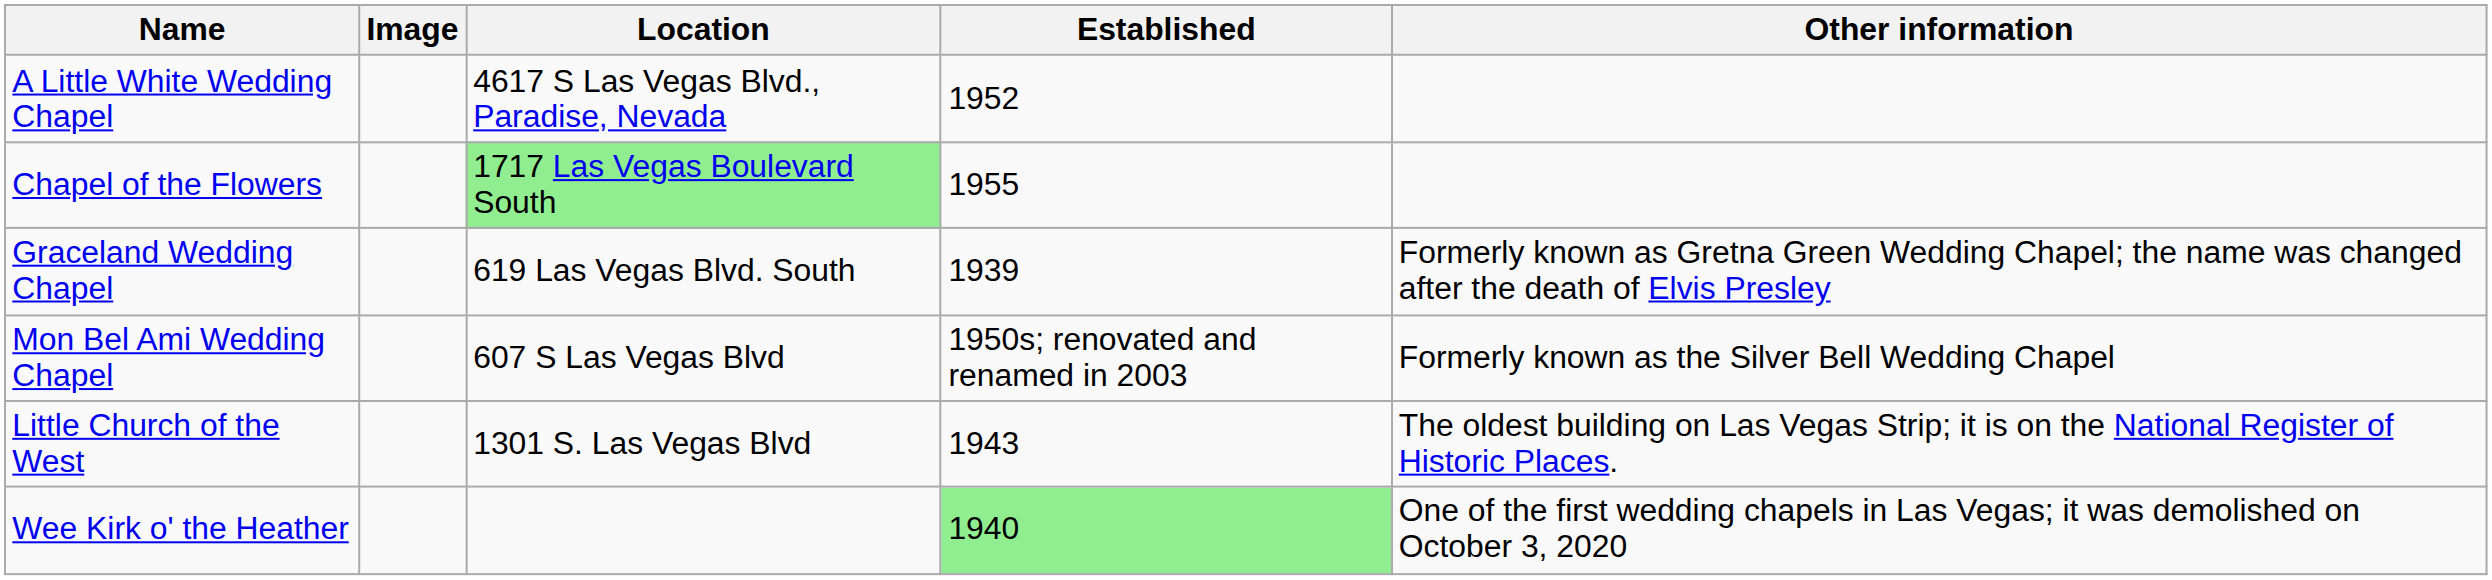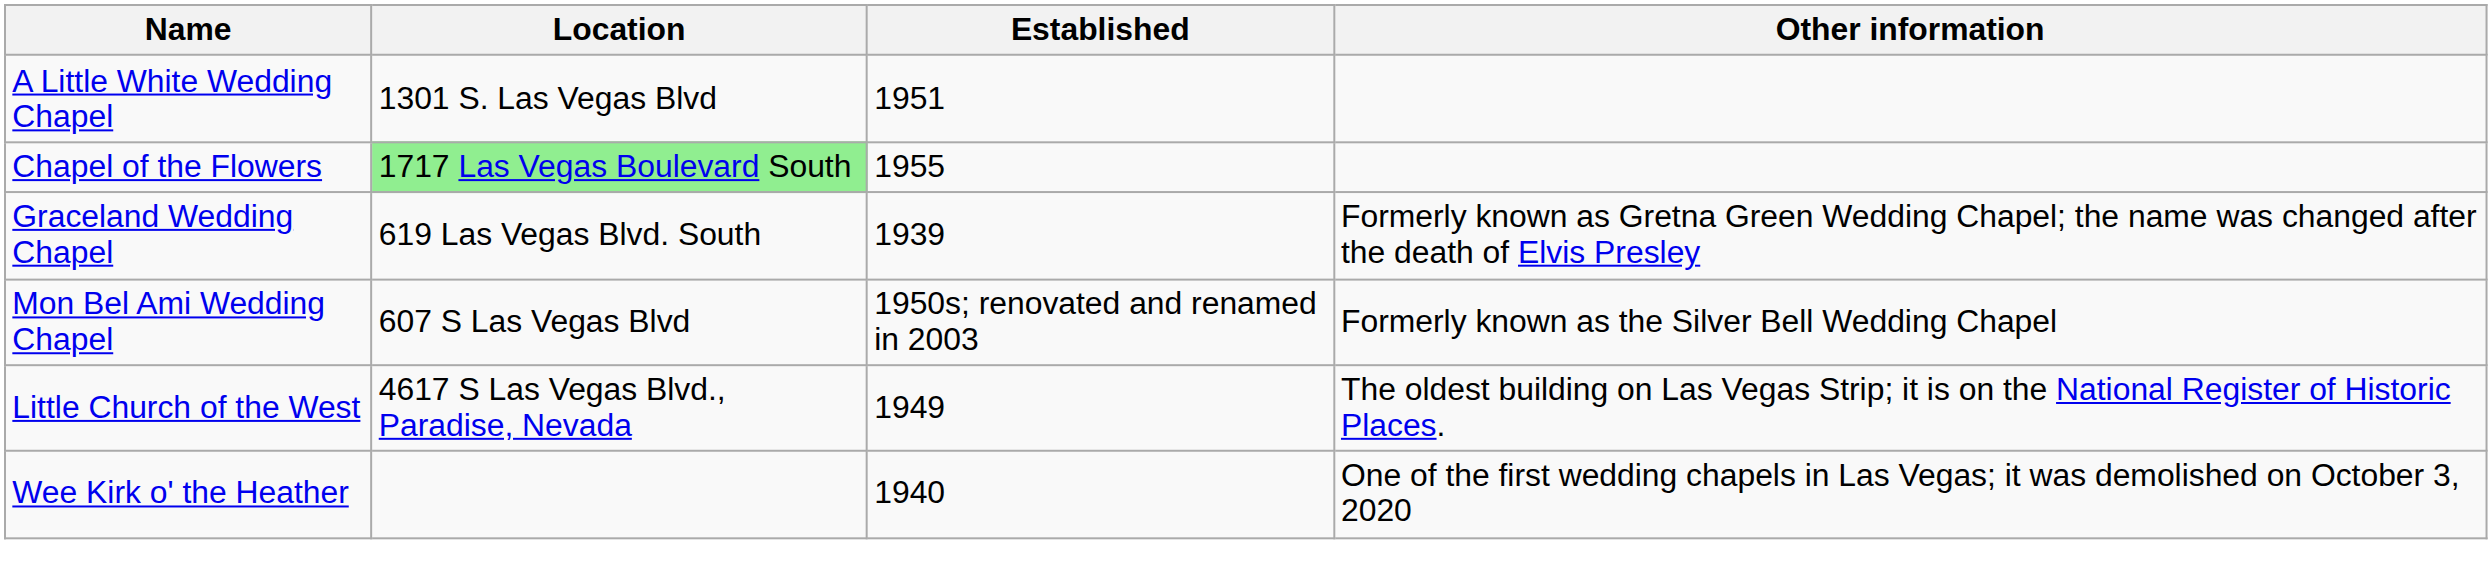- column: (412, 29)
(647, 98) 4617 S Las Vegas Blvd., Paradise, Nevada -> (548, 98) 1301 S. Las Vegas Blvd
(984, 98) 1952 -> (910, 98) 1951
(642, 443) 1301 S. Las Vegas Blvd -> (552, 407) 4617 S Las Vegas Blvd., Paradise, Nevada
(984, 443) 1943 -> (910, 407) 1949
(984, 529) lightgreen background -> (910, 493) no background
